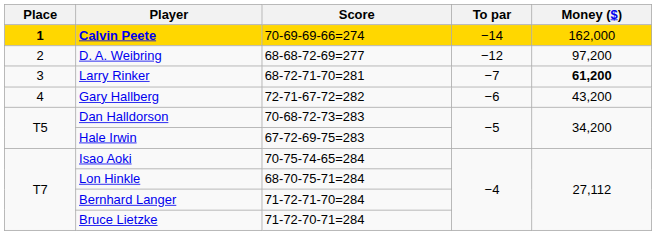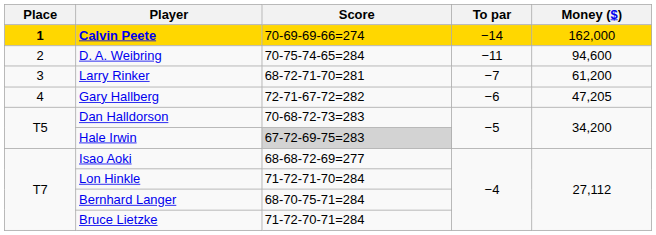(315, 55) 68-68-72-69=277 -> (315, 55) 70-75-74-65=284
(492, 55) −12 -> (492, 55) −11
(592, 55) 97,200 -> (592, 55) 94,600
(592, 76) bold -> (592, 76) normal
(592, 96) 43,200 -> (592, 96) 47,205
(315, 138) no background -> (315, 138) lightgrey background
(315, 158) 70-75-74-65=284 -> (315, 158) 68-68-72-69=277
(315, 179) 68-70-75-71=284 -> (315, 179) 71-72-71-70=284
(315, 199) 71-72-71-70=284 -> (315, 199) 68-70-75-71=284
